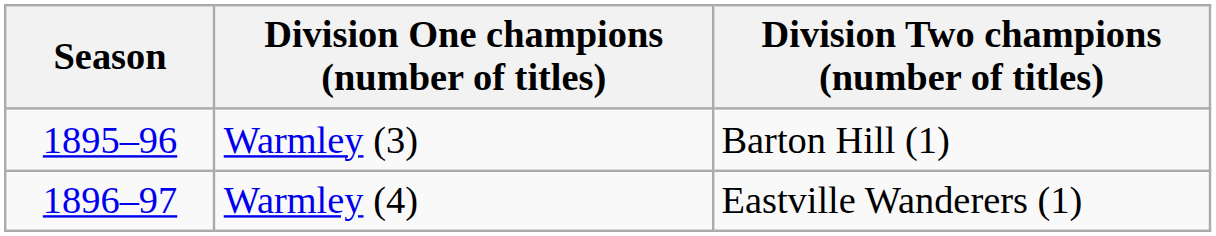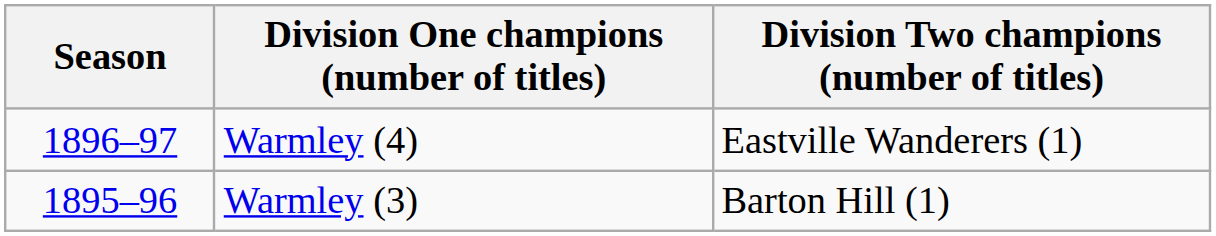rows swapped: (321, 139) <-> (321, 199)
